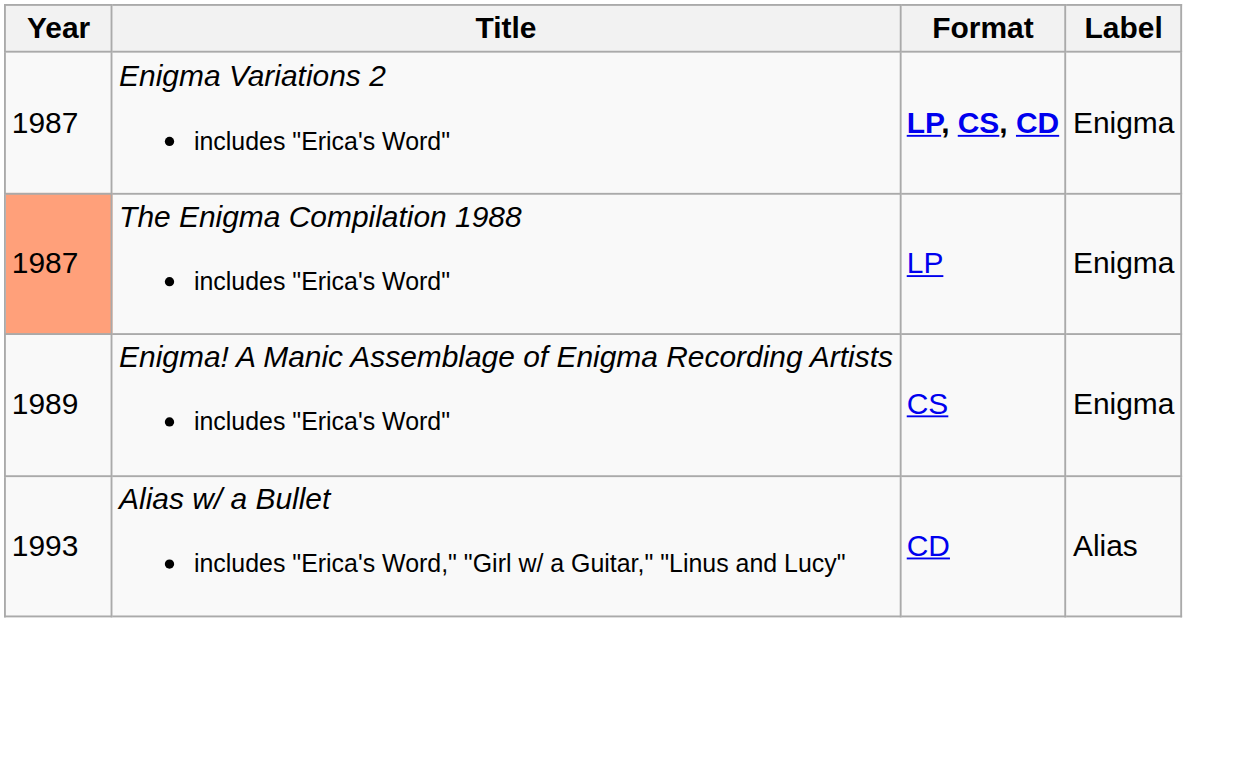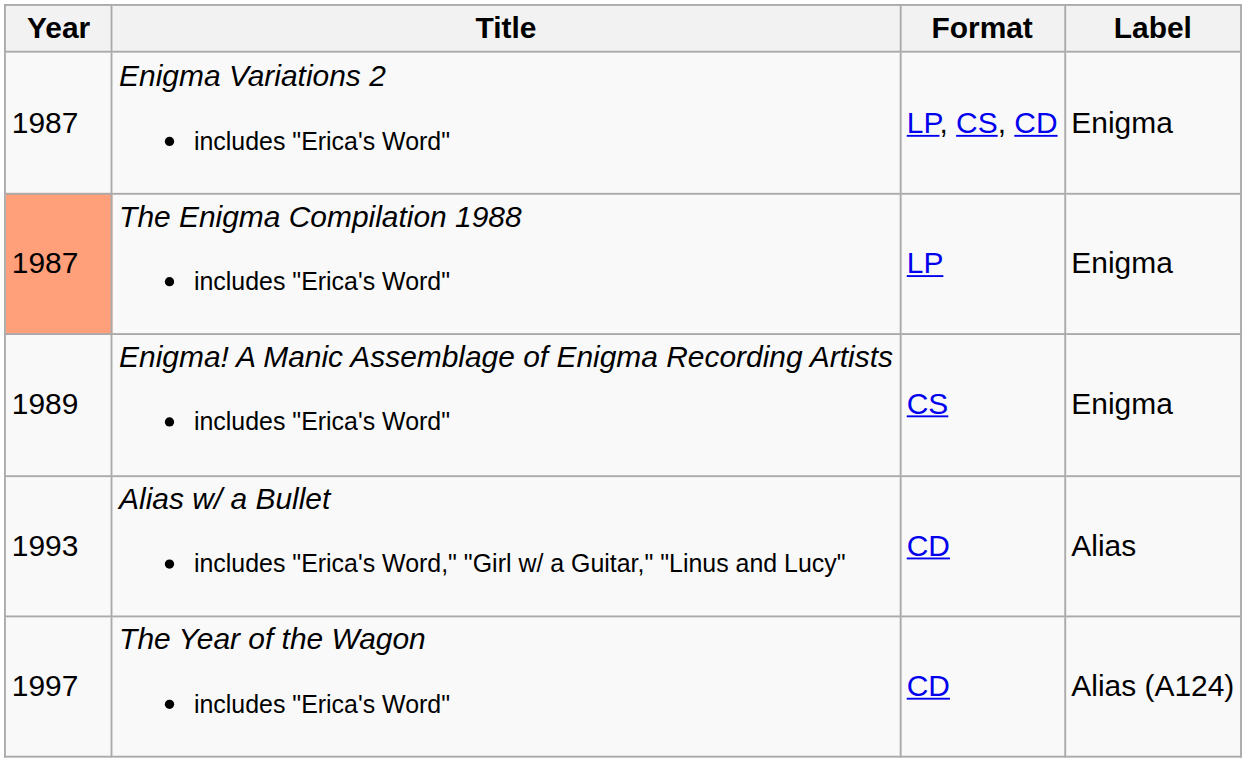(983, 122) bold -> (982, 122) normal
+ row: (506, 672)
